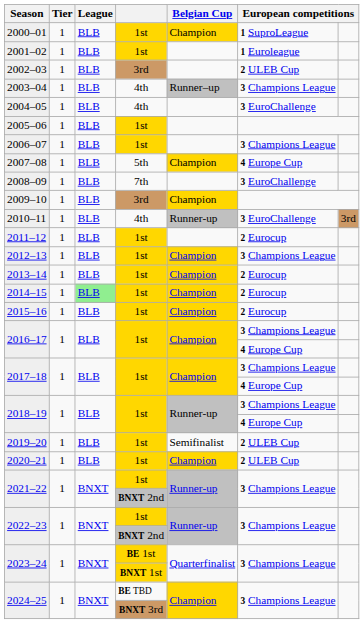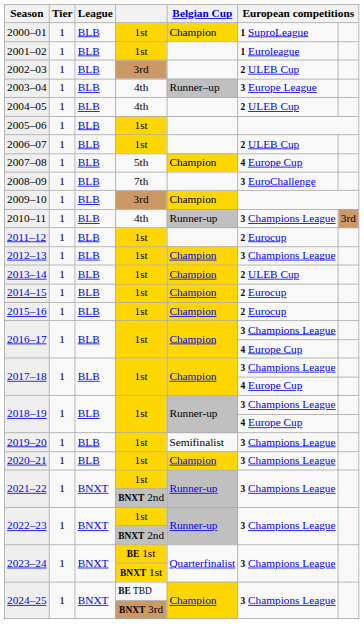(288, 87) 3 Champions League -> (279, 87) 3 Europe League
(278, 106) 3 EuroChallenge -> (270, 106) 2 ULEB Cup
(288, 143) 3 Champions League -> (270, 143) 2 ULEB Cup
(278, 218) 3 EuroChallenge -> (288, 218) 3 Champions League
(263, 274) 2 Eurocup -> (270, 274) 2 ULEB Cup
(89, 292) lightgreen background -> (89, 292) no background
(270, 441) 2 ULEB Cup -> (288, 441) 3 Champions League
(270, 460) 2 ULEB Cup -> (288, 460) 3 Champions League
